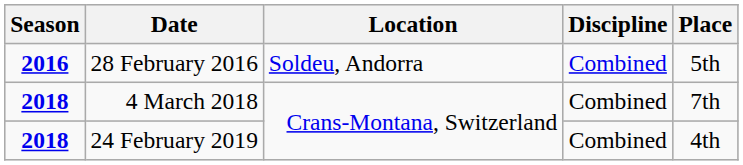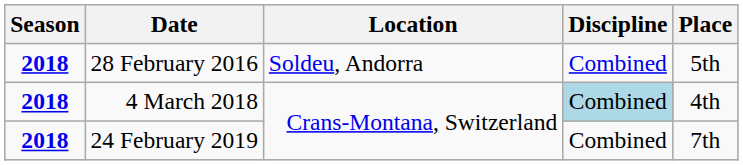(45, 62) 2016 -> (45, 62) 2018
(618, 101) no background -> (618, 101) lightblue background
(705, 101) 7th -> (705, 101) 4th
(705, 140) 4th -> (705, 140) 7th
